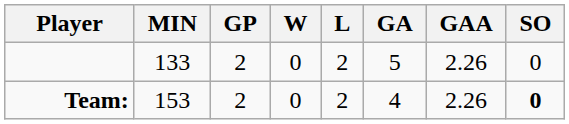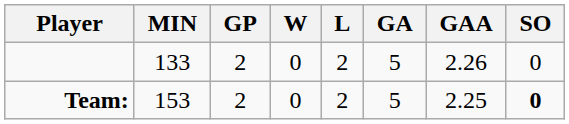(395, 99) 4 -> (395, 99) 5
(466, 99) 2.26 -> (466, 99) 2.25
